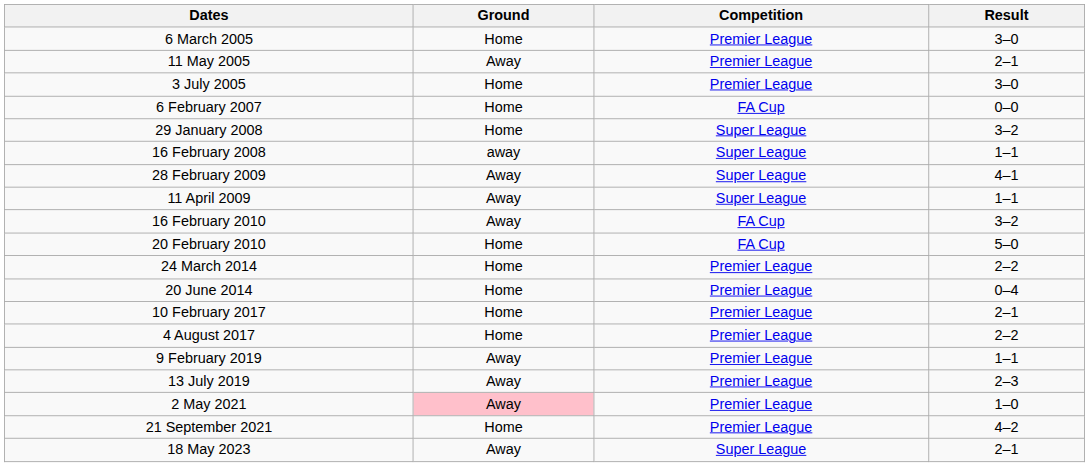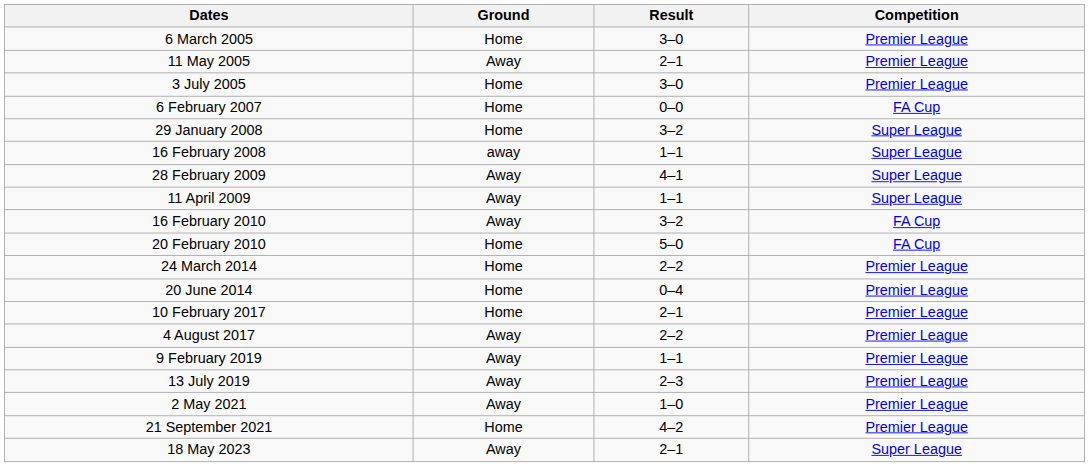columns swapped: (1006, 15) <-> (761, 15)
(503, 335) Home -> (503, 335) Away
(503, 404) pink background -> (503, 404) no background
